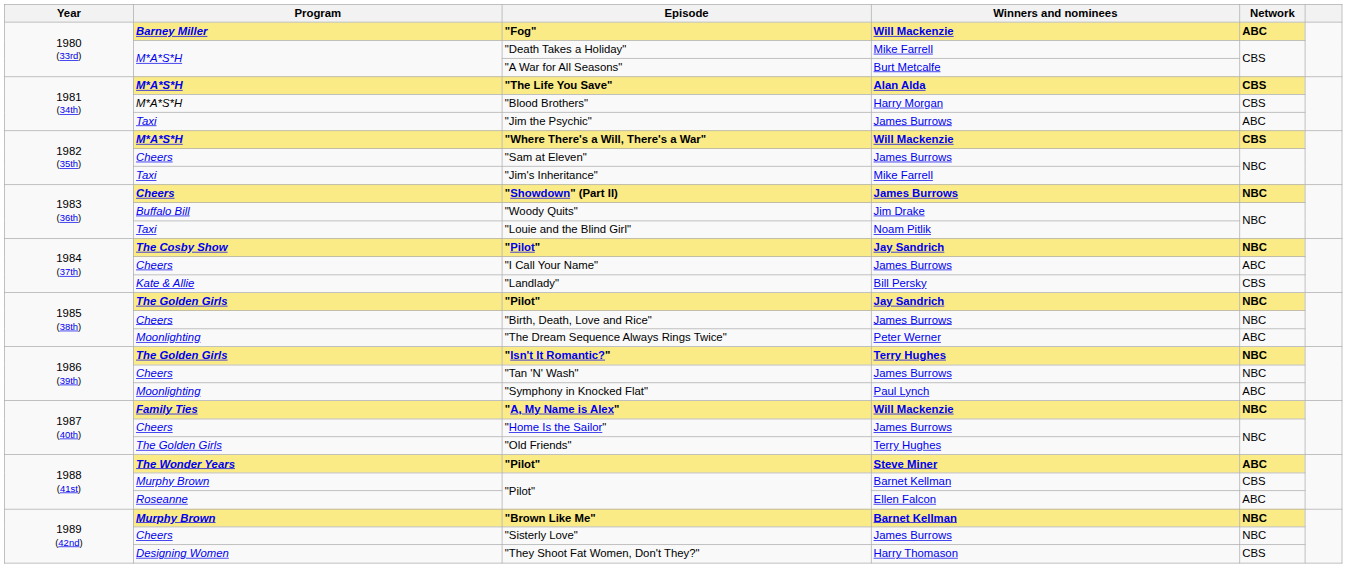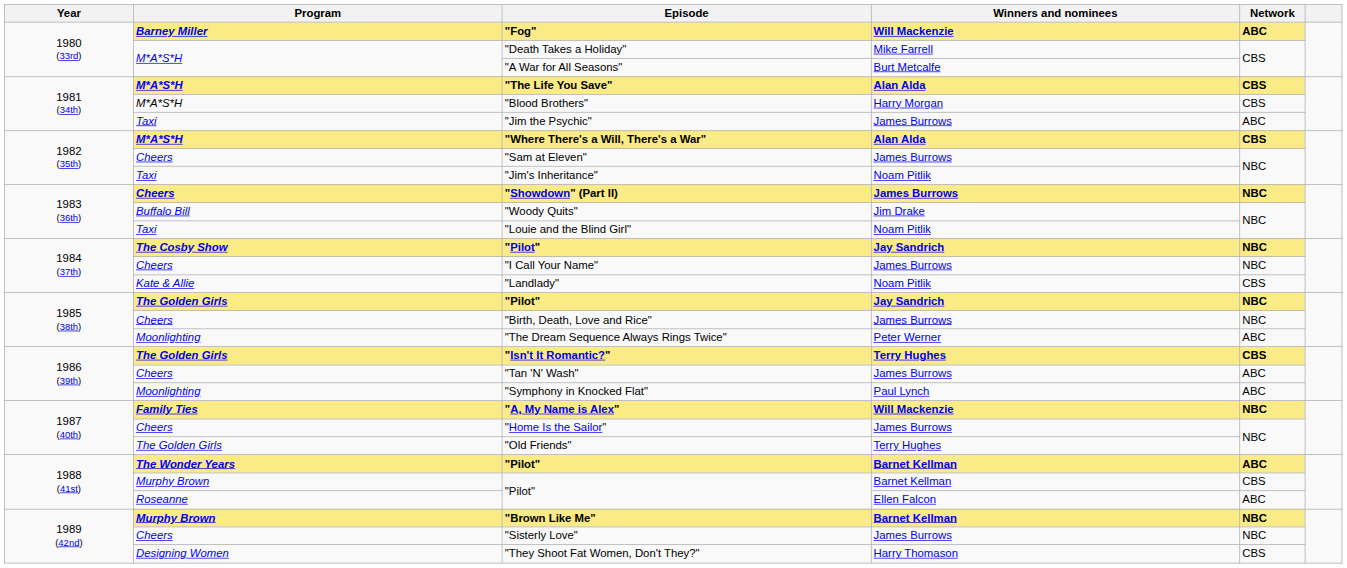(914, 139) Will Mackenzie -> (900, 139) Alan Alda
(903, 175) Mike Farrell -> (902, 175) Noam Pitlik
(1254, 265) ABC -> (1254, 265) NBC
(900, 283) Bill Persky -> (902, 283) Noam Pitlik
(1255, 355) NBC -> (1254, 355) CBS
(1254, 373) NBC -> (1254, 373) ABC
(905, 463) Steve Miner -> (915, 463) Barnet Kellman
